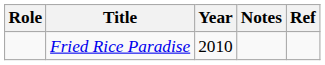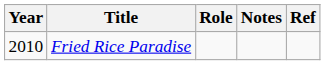columns swapped: (215, 18) <-> (25, 18)
